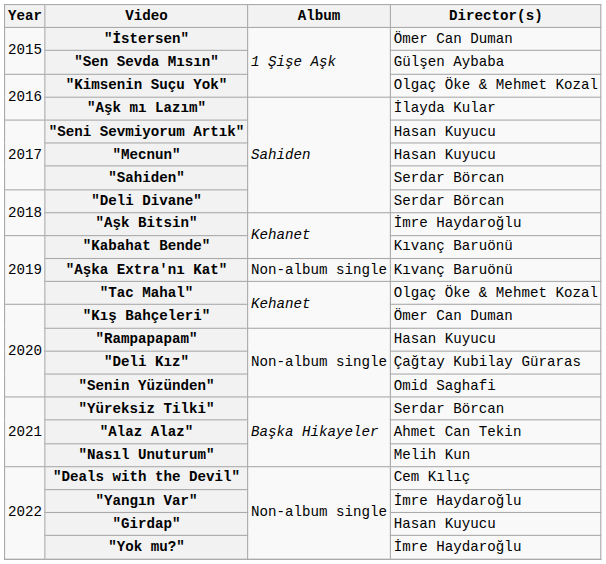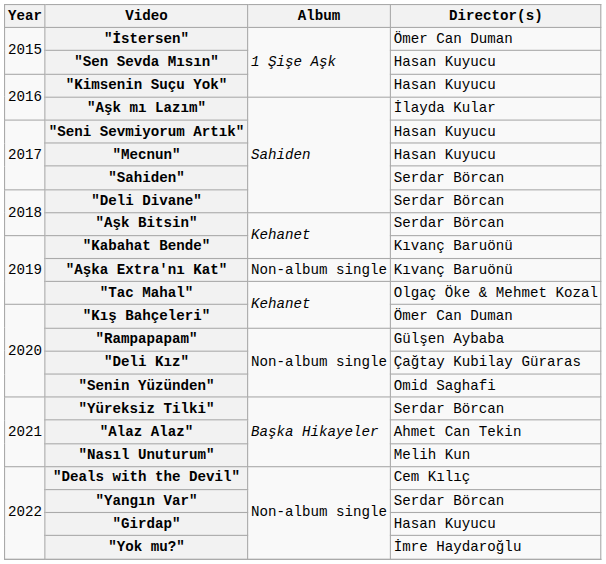(449, 62) Gülşen Aybaba -> (445, 62) Hasan Kuyucu
(496, 85) Olgaç Öke & Mehmet Kozal -> (445, 85) Hasan Kuyucu
(458, 224) İmre Haydaroğlu -> (449, 224) Serdar Börcan
(445, 339) Hasan Kuyucu -> (449, 339) Gülşen Aybaba
(458, 501) İmre Haydaroğlu -> (449, 501) Serdar Börcan
